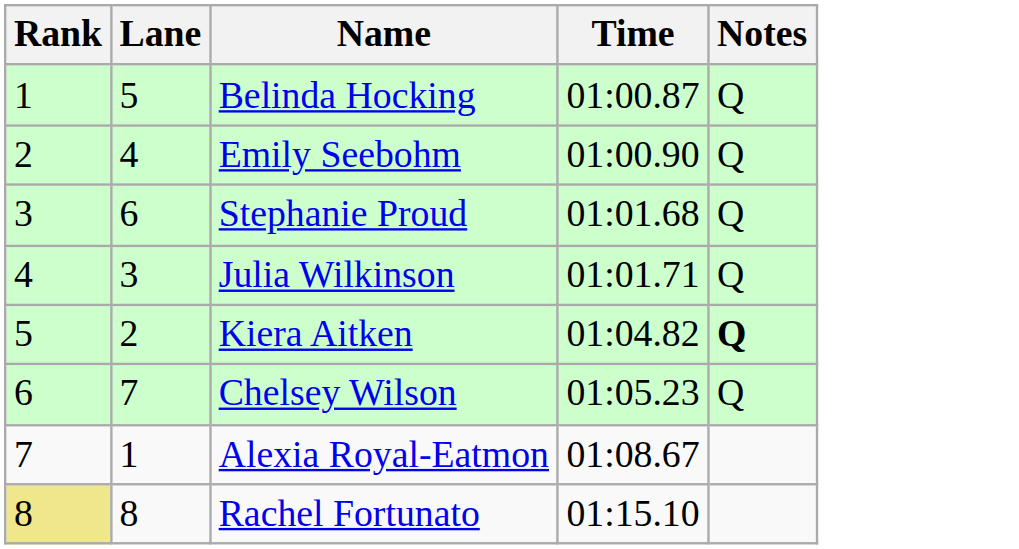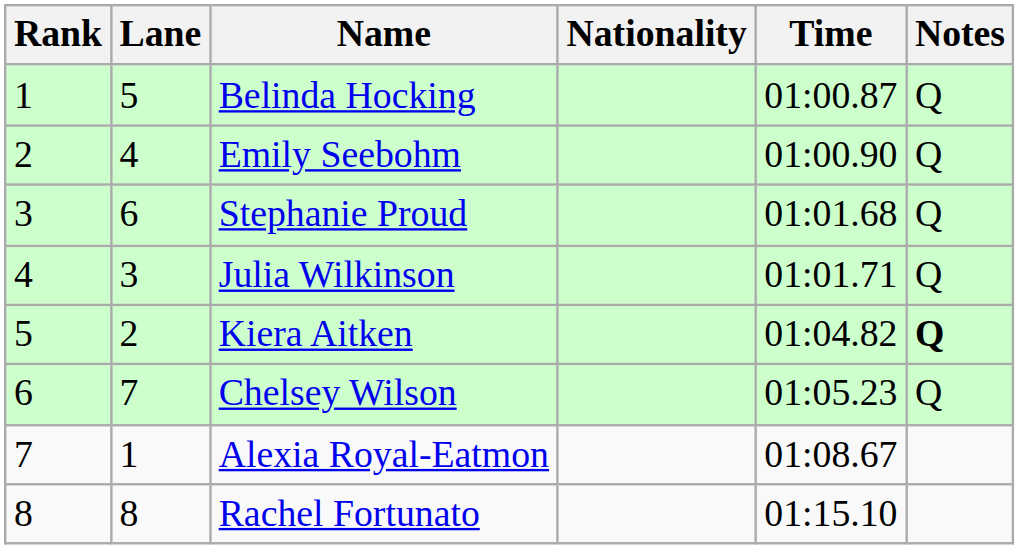+ column: (657, 34)
(23, 513) khaki background -> (23, 513) no background
